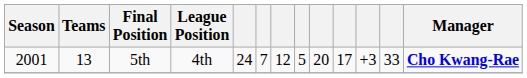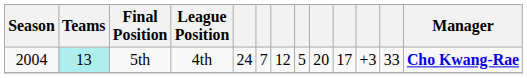(31, 60) 2001 -> (31, 60) 2004
(84, 60) no background -> (84, 60) paleturquoise background
